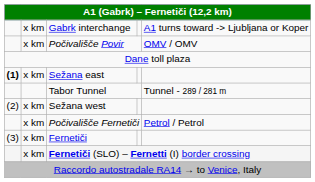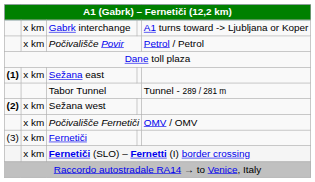(171, 43) OMV / OMV -> (174, 43) Petrol / Petrol
(13, 106) normal -> (13, 106) bold
(174, 122) Petrol / Petrol -> (171, 122) OMV / OMV
